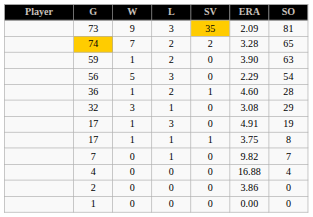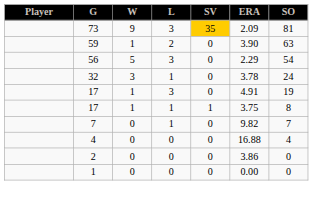- row: (93, 44)
- row: (93, 92)
(249, 108) 3.08 -> (249, 76) 3.78
(288, 108) 29 -> (288, 76) 24
